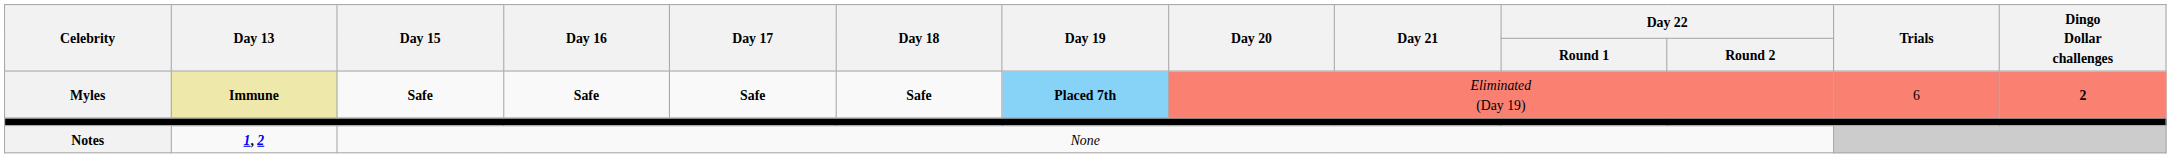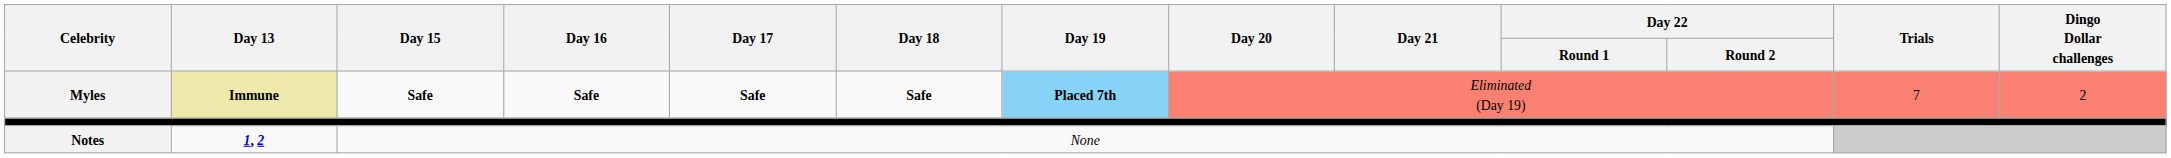(1917, 96) 6 -> (1917, 96) 7
(2083, 94) bold -> (2083, 96) normal
